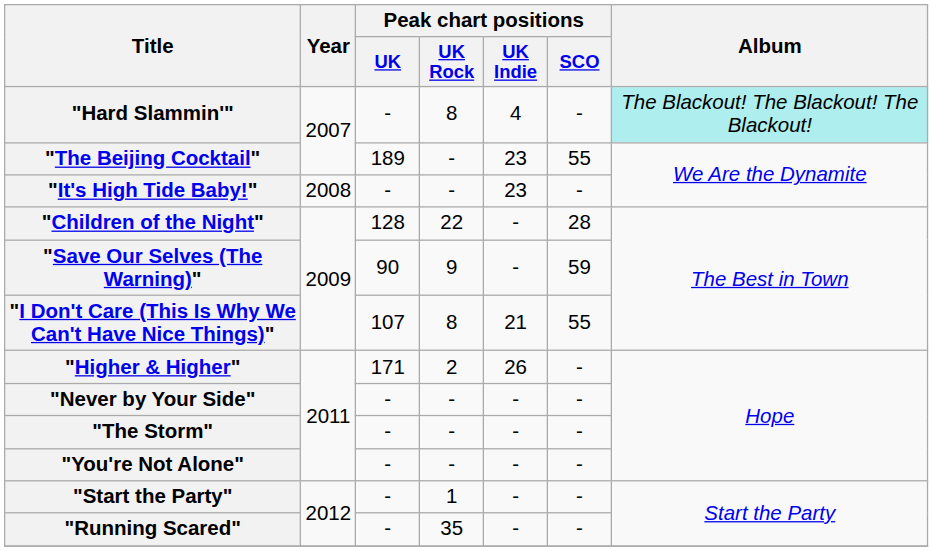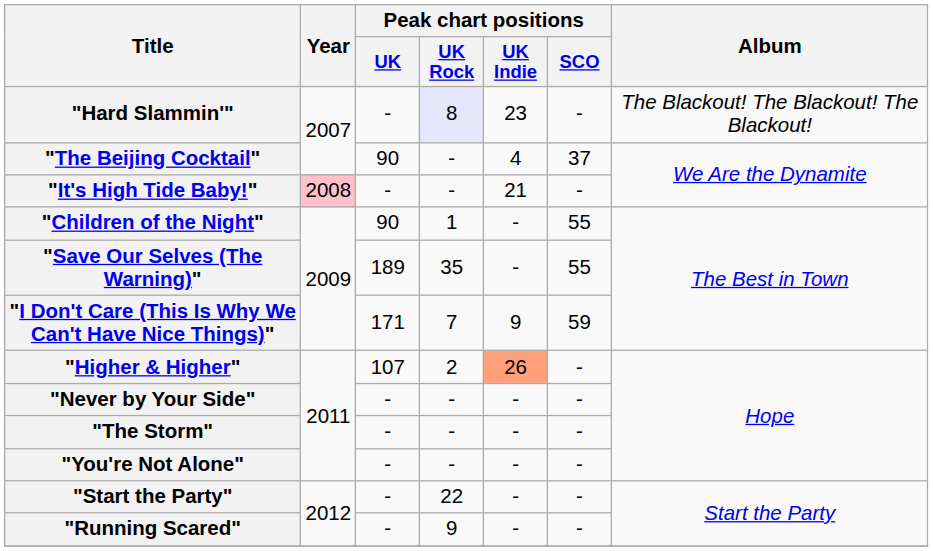(452, 114) no background -> (452, 114) lavender background
(516, 114) 4 -> (516, 114) 23
(770, 114) paleturquoise background -> (770, 114) no background
(388, 158) 189 -> (388, 158) 90
(516, 158) 23 -> (516, 158) 4
(580, 158) 55 -> (580, 158) 37
(328, 190) no background -> (328, 190) pink background
(516, 190) 23 -> (516, 190) 21
(388, 223) 128 -> (388, 223) 90
(452, 223) 22 -> (452, 223) 1
(580, 223) 28 -> (580, 223) 55
(388, 267) 90 -> (388, 267) 189
(452, 267) 9 -> (452, 267) 35
(580, 267) 59 -> (580, 267) 55
(388, 322) 107 -> (388, 322) 171
(452, 322) 8 -> (452, 322) 7
(516, 322) 21 -> (516, 322) 9
(580, 322) 55 -> (580, 322) 59
(388, 366) 171 -> (388, 366) 107
(516, 366) no background -> (516, 366) lightsalmon background
(452, 496) 1 -> (452, 496) 22
(452, 529) 35 -> (452, 529) 9
